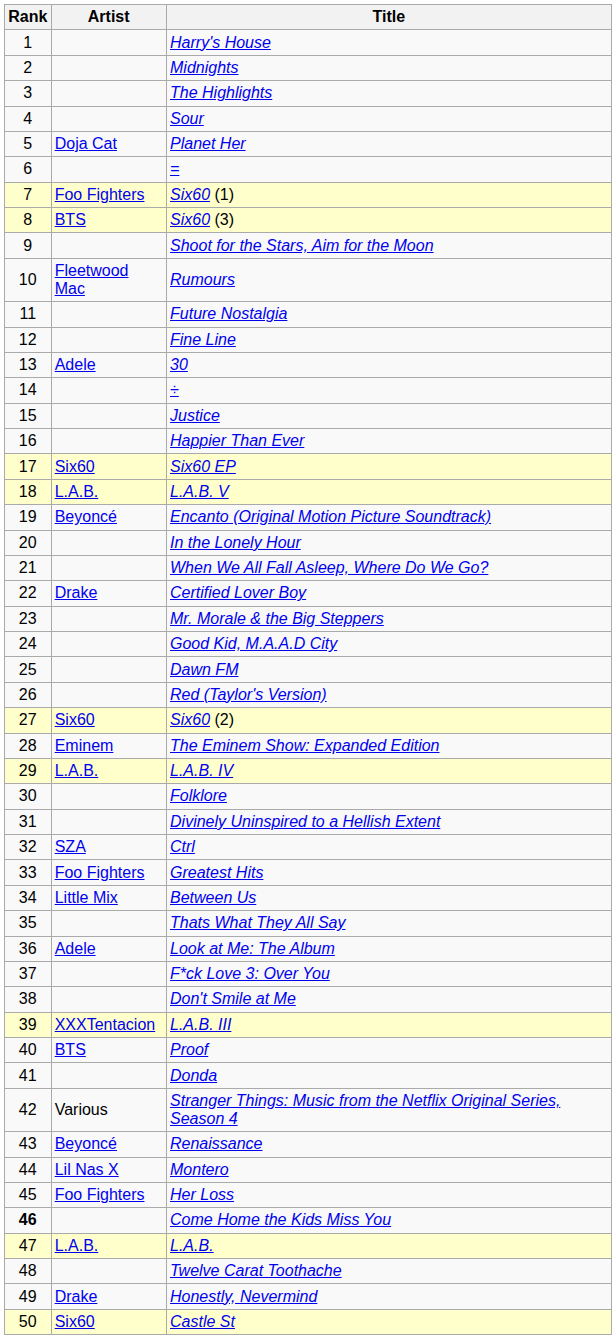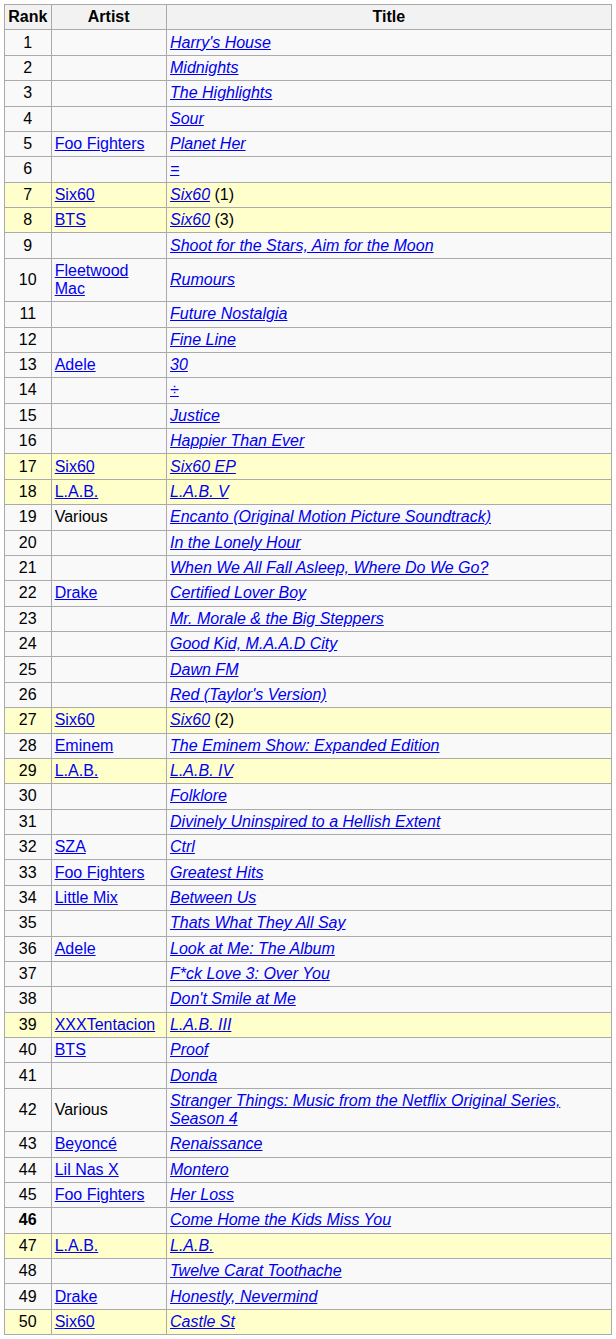(86, 144) Doja Cat -> (100, 144) Foo Fighters
(100, 194) Foo Fighters -> (75, 194) Six60
(86, 517) Beyoncé -> (81, 517) Various
